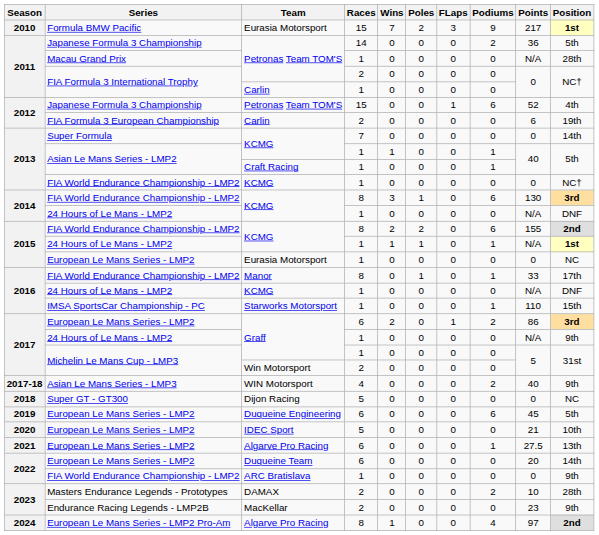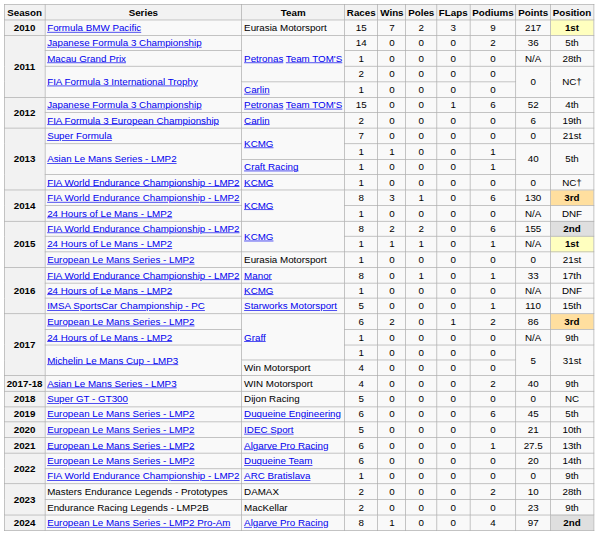(572, 136) 14th -> (572, 136) 21st
(572, 260) NC -> (572, 260) 21st
(361, 306) 1 -> (361, 306) 5
(361, 368) 2 -> (361, 368) 4
